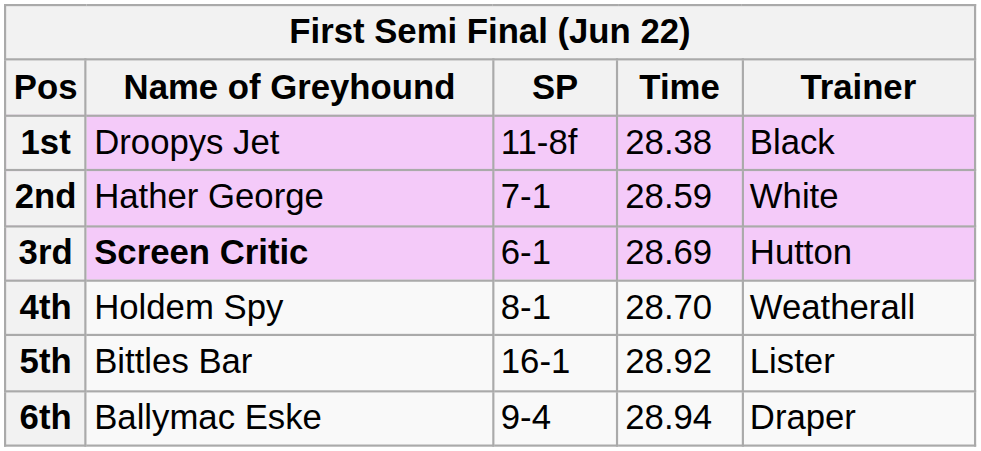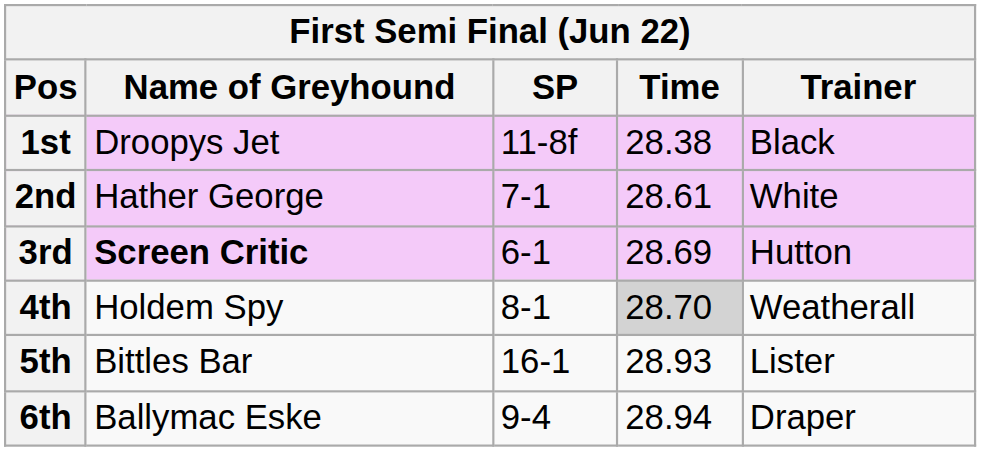(669, 197) 28.59 -> (669, 197) 28.61
(669, 307) no background -> (669, 307) lightgrey background
(669, 362) 28.92 -> (669, 362) 28.93
